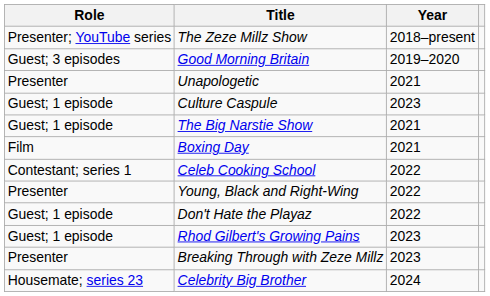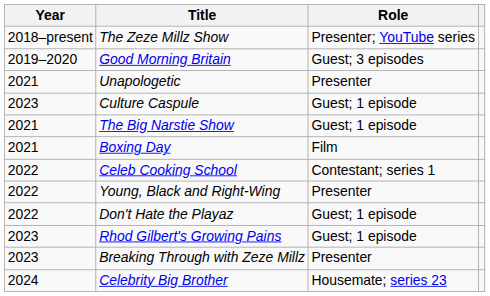columns swapped: (432, 15) <-> (89, 15)
